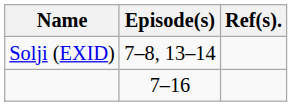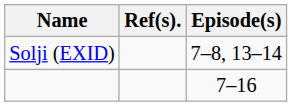columns swapped: (170, 20) <-> (254, 20)
